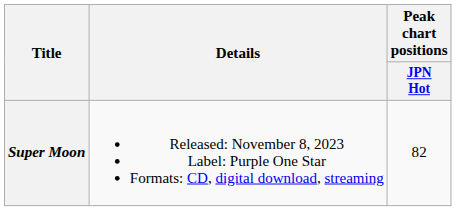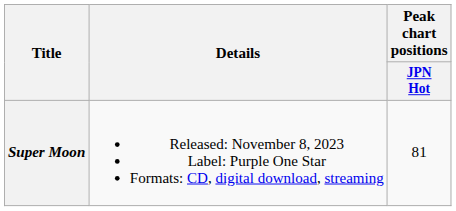(419, 152) 82 -> (419, 152) 81
